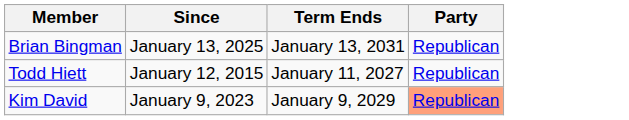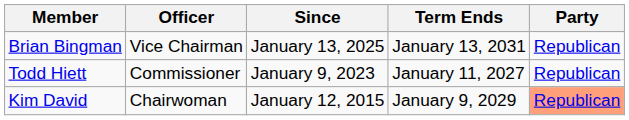+ column: (186, 18)
(197, 73) January 12, 2015 -> (313, 73) January 9, 2023
(192, 100) January 9, 2023 -> (318, 100) January 12, 2015
